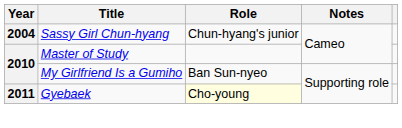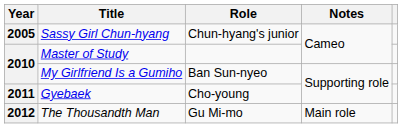(21, 34) 2004 -> (21, 34) 2005
(219, 93) lightyellow background -> (219, 93) no background
+ row: (100, 113)
